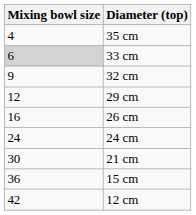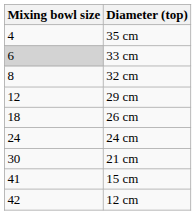(11, 76) 9 -> (11, 76) 8
(14, 117) 16 -> (14, 117) 18
(14, 179) 36 -> (14, 179) 41
